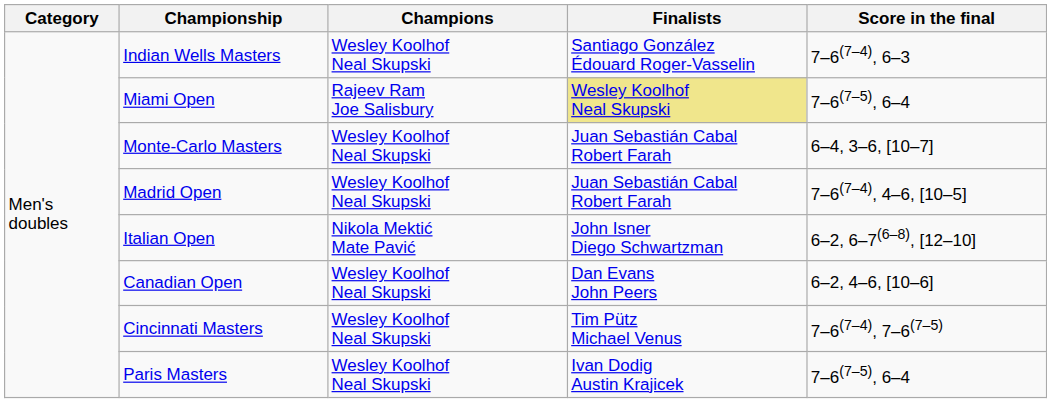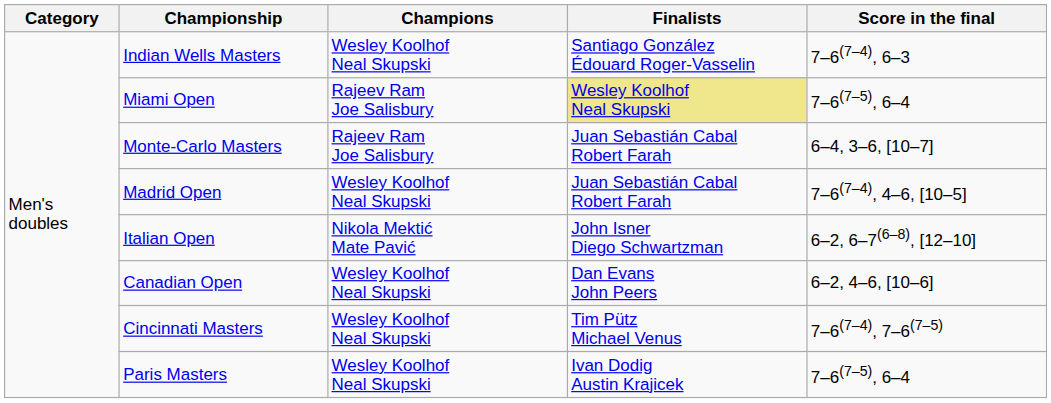(390, 146) Wesley Koolhof Neal Skupski -> (383, 146) Rajeev Ram Joe Salisbury
